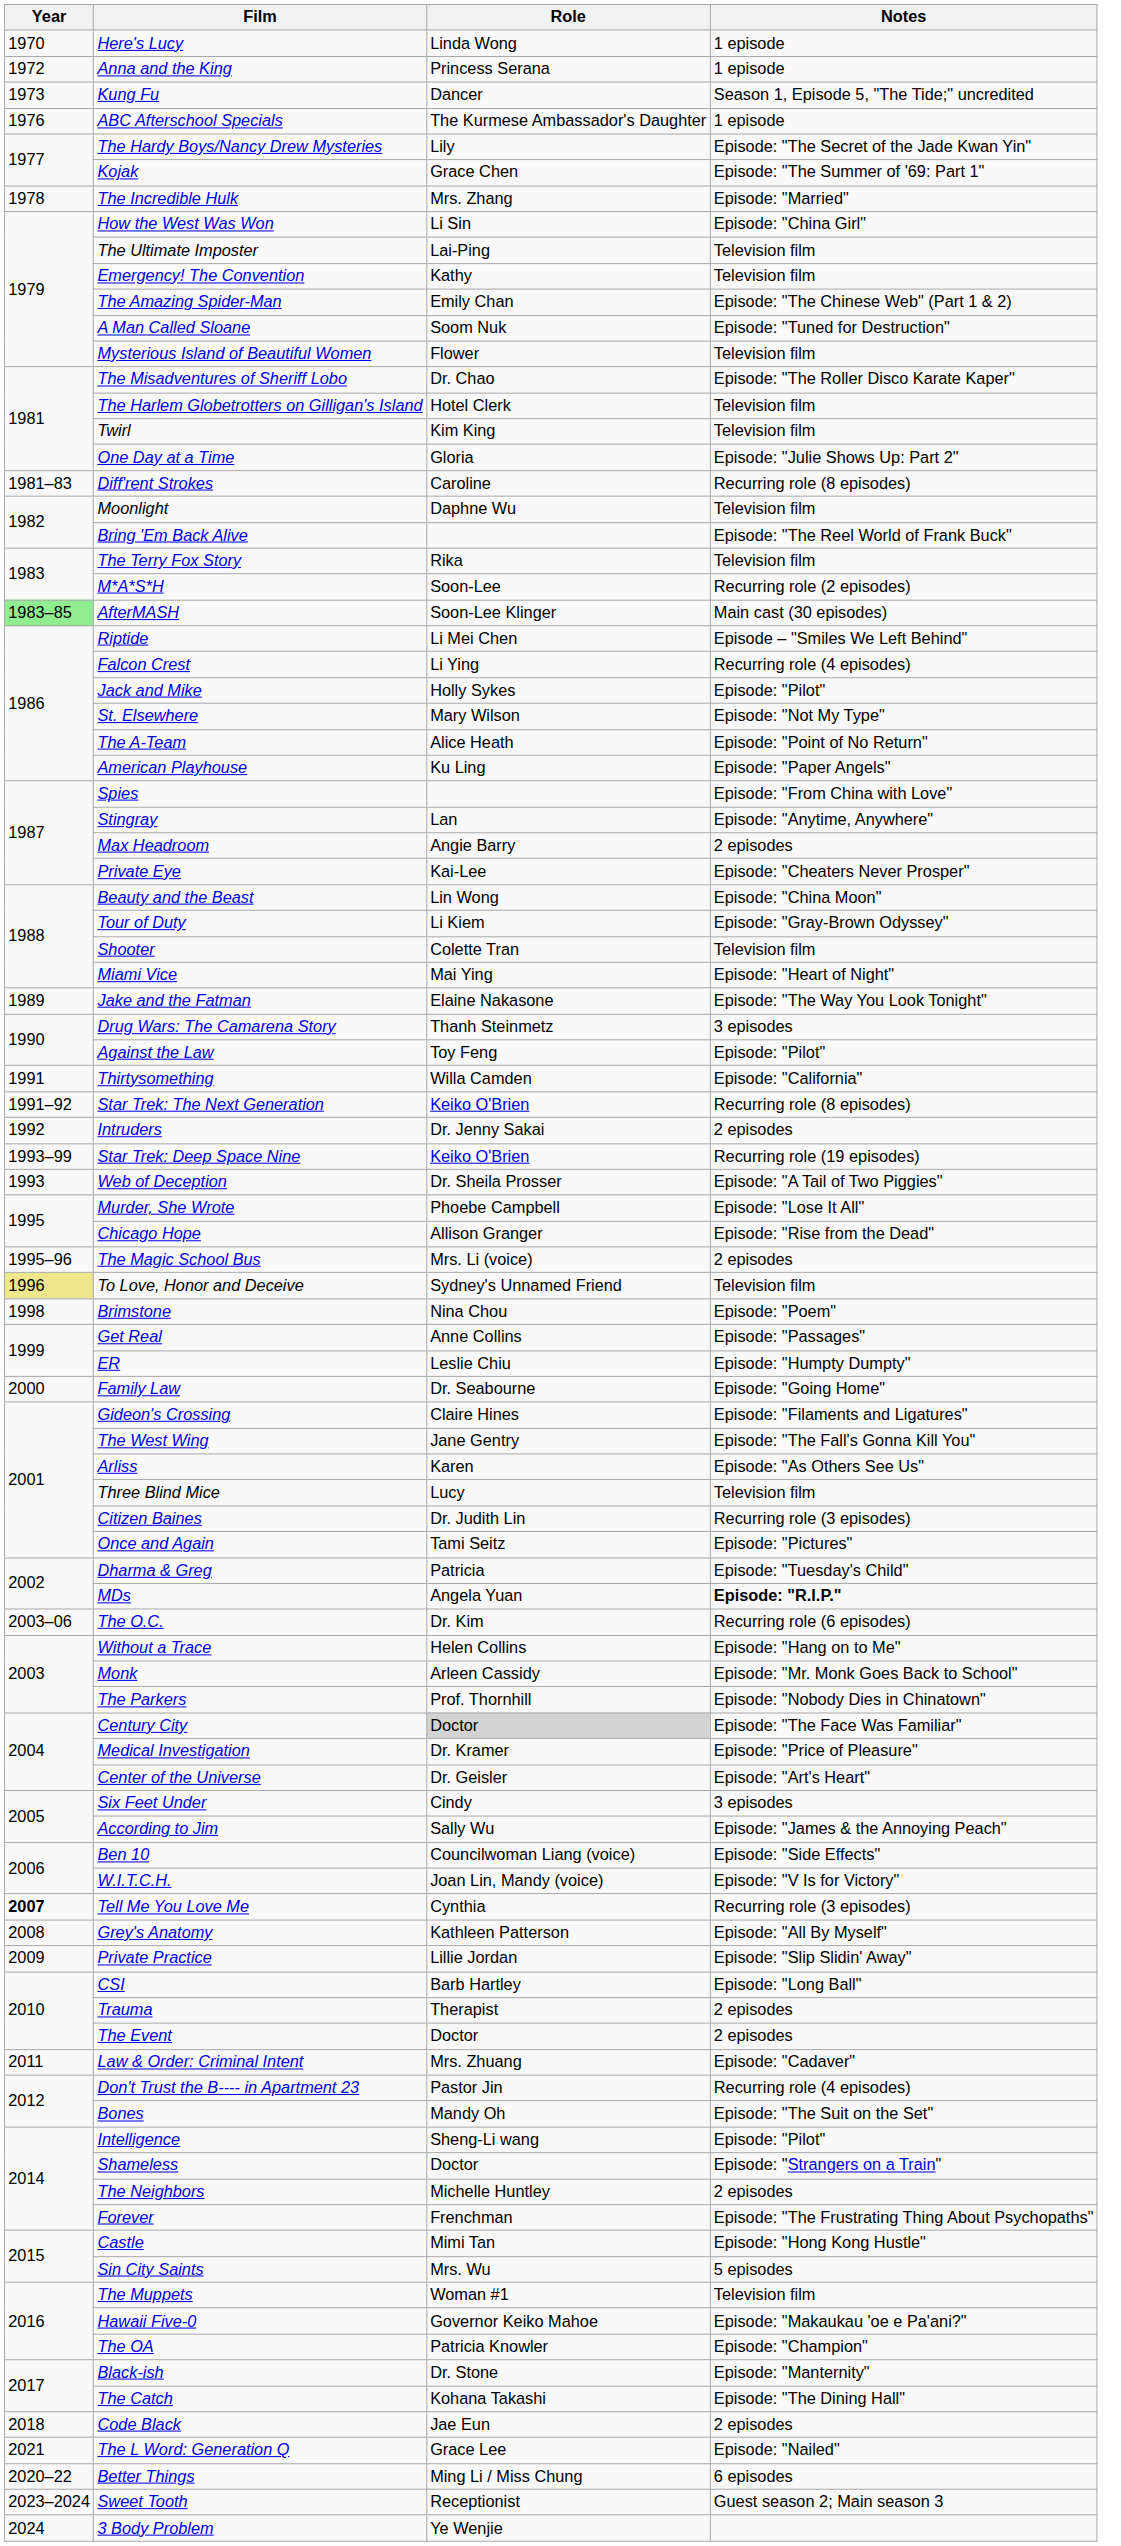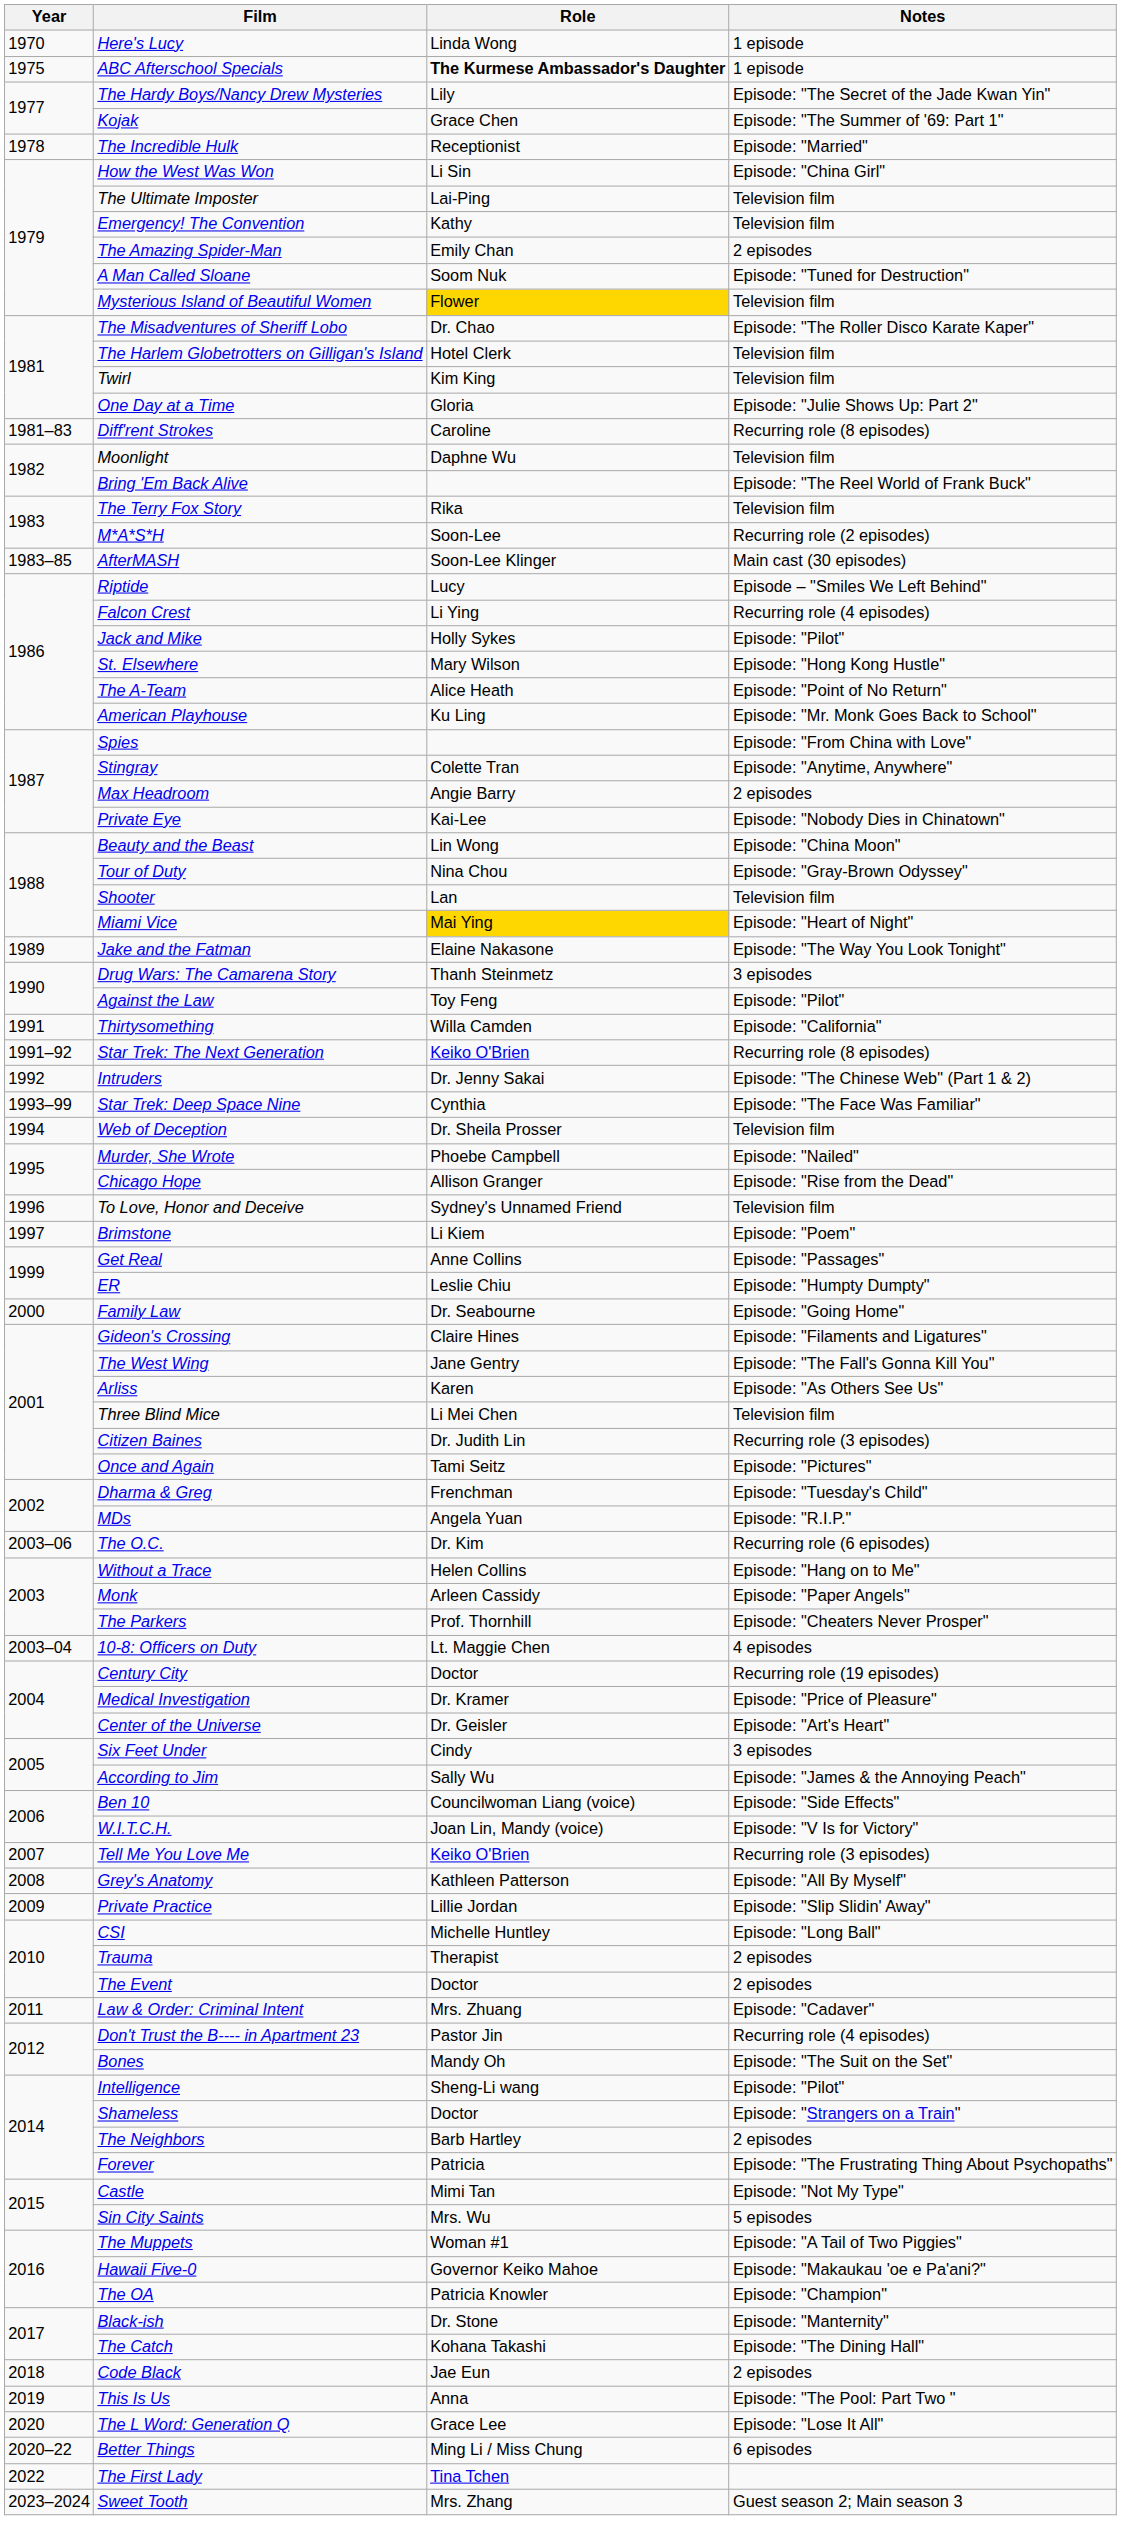- row: (165, 69)
- row: (128, 95)
(26, 120) 1976 -> (26, 69) 1975
(568, 120) normal -> (578, 69) bold
(471, 198) Mrs. Zhang -> (475, 146) Receptionist
(863, 302) Episode: "The Chinese Web" (Part 1 & 2) -> (772, 250) 2 episodes
(455, 353) no background -> (455, 302) gold background
(40, 612) lightgreen background -> (40, 560) no background
(474, 638) Li Mei Chen -> (447, 586) Lucy
(799, 716) Episode: "Not My Type" -> (839, 664) Episode: "Hong Kong Hustle"
(802, 768) Episode: "Paper Angels" -> (885, 716) Episode: "Mr. Monk Goes Back to School"
(444, 819) Lan -> (475, 768) Colette Tran
(842, 871) Episode: "Cheaters Never Prosper" -> (869, 819) Episode: "Nobody Dies in Chinatown"
(457, 923) Li Kiem -> (469, 871) Nina Chou
(475, 949) Colette Tran -> (444, 897) Lan
(461, 975) no background -> (461, 923) gold background
(753, 1130) 2 episodes -> (882, 1078) Episode: "The Chinese Web" (Part 1 & 2)
(480, 1156) Keiko O'Brien -> (458, 1104) Cynthia
(817, 1156) Recurring role (19 episodes) -> (857, 1104) Episode: "The Face Was Familiar"
(26, 1182) 1993 -> (26, 1130) 1994
(828, 1182) Episode: "A Tail of Two Piggies" -> (784, 1130) Television film
(789, 1208) Episode: "Lose It All" -> (796, 1156) Episode: "Nailed"
- row: (179, 1259)
(26, 1285) khaki background -> (26, 1208) no background
(26, 1311) 1998 -> (26, 1233) 1997
(469, 1311) Nina Chou -> (457, 1233) Li Kiem
(447, 1492) Lucy -> (474, 1415) Li Mei Chen
(457, 1570) Patricia -> (471, 1492) Frenchman
(778, 1596) bold -> (792, 1518) normal
(866, 1673) Episode: "Mr. Monk Goes Back to School" -> (821, 1596) Episode: "Paper Angels"
(850, 1699) Episode: "Nobody Dies in Chinatown" -> (861, 1622) Episode: "Cheaters Never Prosper"
+ row: (177, 1648)
(454, 1725) lightgrey background -> (454, 1673) no background
(838, 1725) Episode: "The Face Was Familiar" -> (836, 1673) Recurring role (19 episodes)
(26, 1906) bold -> (26, 1855) normal
(458, 1906) Cynthia -> (480, 1855) Keiko O'Brien
(475, 1984) Barb Hartley -> (490, 1932) Michelle Huntley
(490, 2191) Michelle Huntley -> (475, 2139) Barb Hartley
(471, 2217) Frenchman -> (457, 2165) Patricia
(820, 2243) Episode: "Hong Kong Hustle" -> (818, 2191) Episode: "Not My Type"
(765, 2295) Television film -> (847, 2243) Episode: "A Tail of Two Piggies"
+ row: (134, 2398)
(26, 2450) 2021 -> (26, 2424) 2020
(777, 2450) Episode: "Nailed" -> (808, 2424) Episode: "Lose It All"
+ row: (150, 2476)
(475, 2502) Receptionist -> (471, 2502) Mrs. Zhang
- row: (156, 2528)
